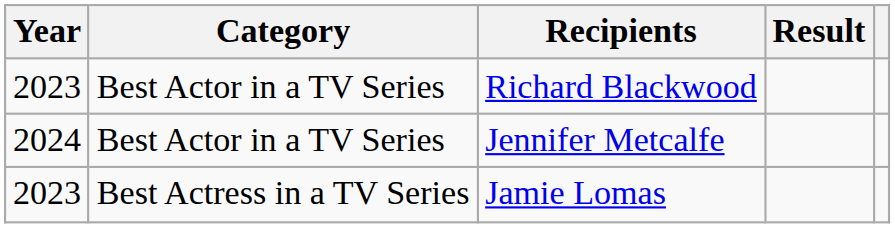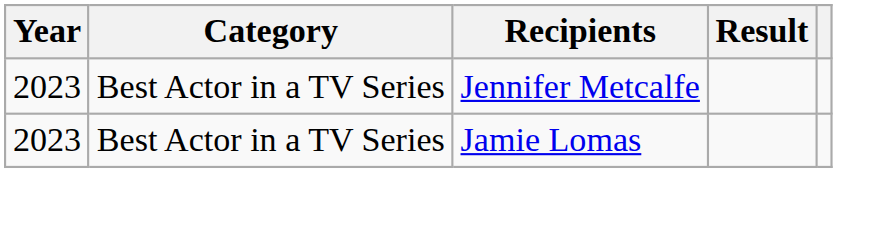- row: (621, 85)
(47, 139) 2024 -> (47, 85) 2023
(283, 193) Best Actress in a TV Series -> (271, 139) Best Actor in a TV Series
